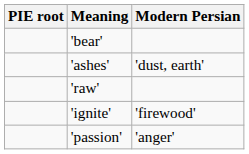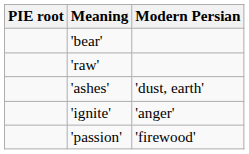rows swapped: (85, 88) <-> (90, 64)
(165, 112) 'firewood' -> (155, 112) 'anger'
(155, 137) 'anger' -> (165, 137) 'firewood'
